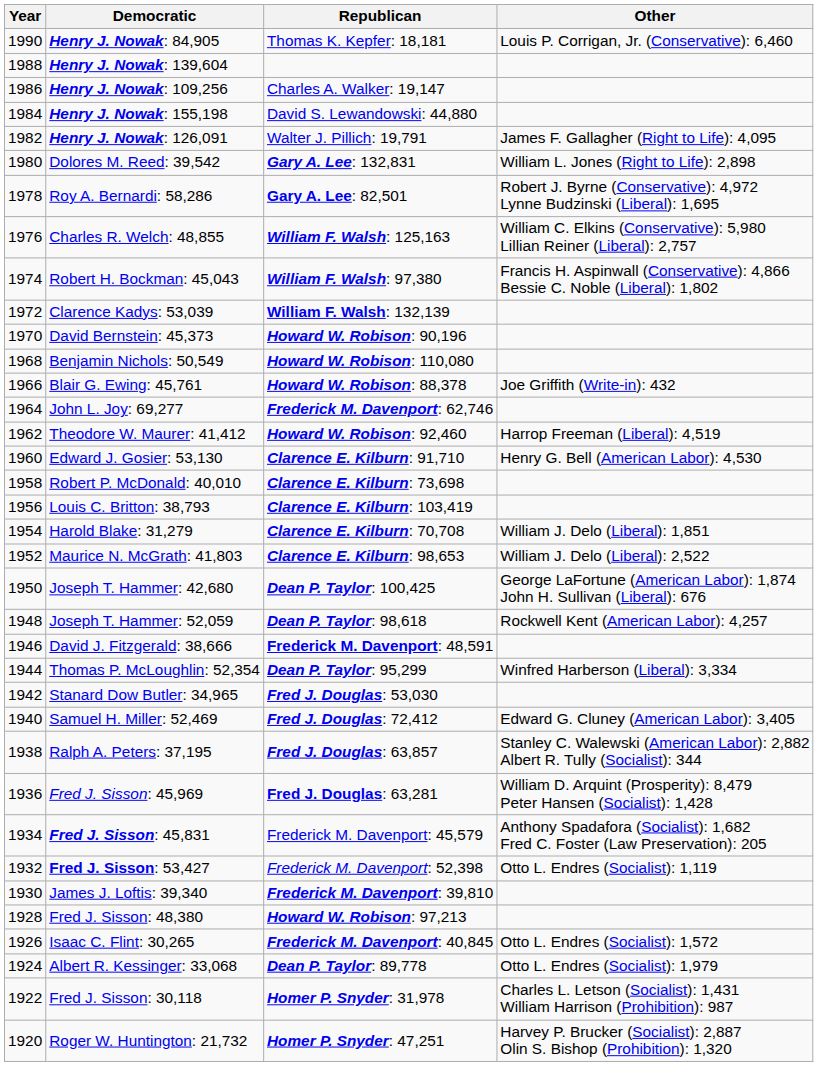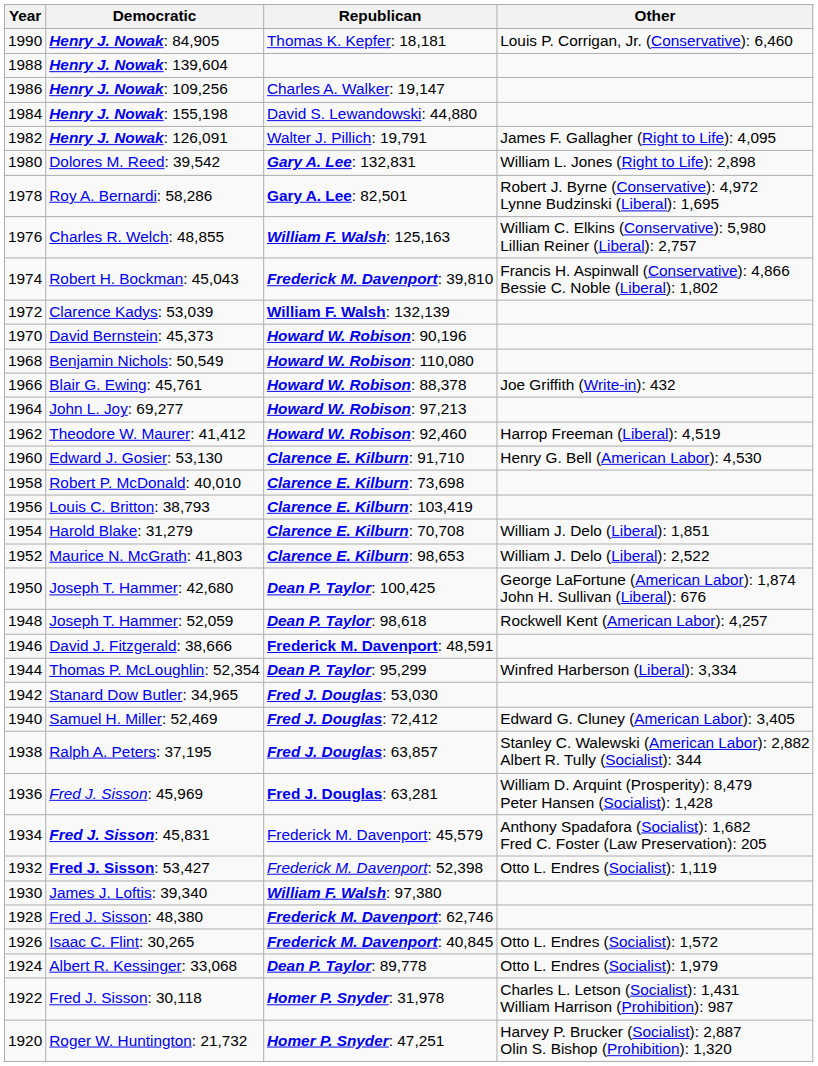(354, 279) William F. Walsh: 97,380 -> (380, 279) Frederick M. Davenport: 39,810
(380, 409) Frederick M. Davenport: 62,746 -> (367, 409) Howard W. Robison: 97,213
(380, 892) Frederick M. Davenport: 39,810 -> (354, 892) William F. Walsh: 97,380
(367, 917) Howard W. Robison: 97,213 -> (380, 917) Frederick M. Davenport: 62,746
